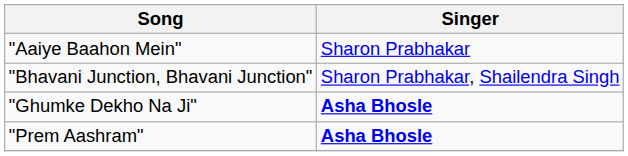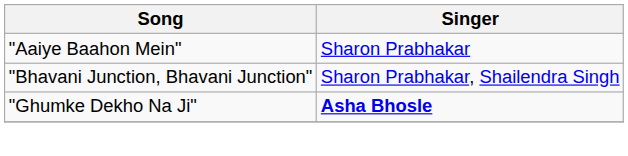- row: (76, 135)
